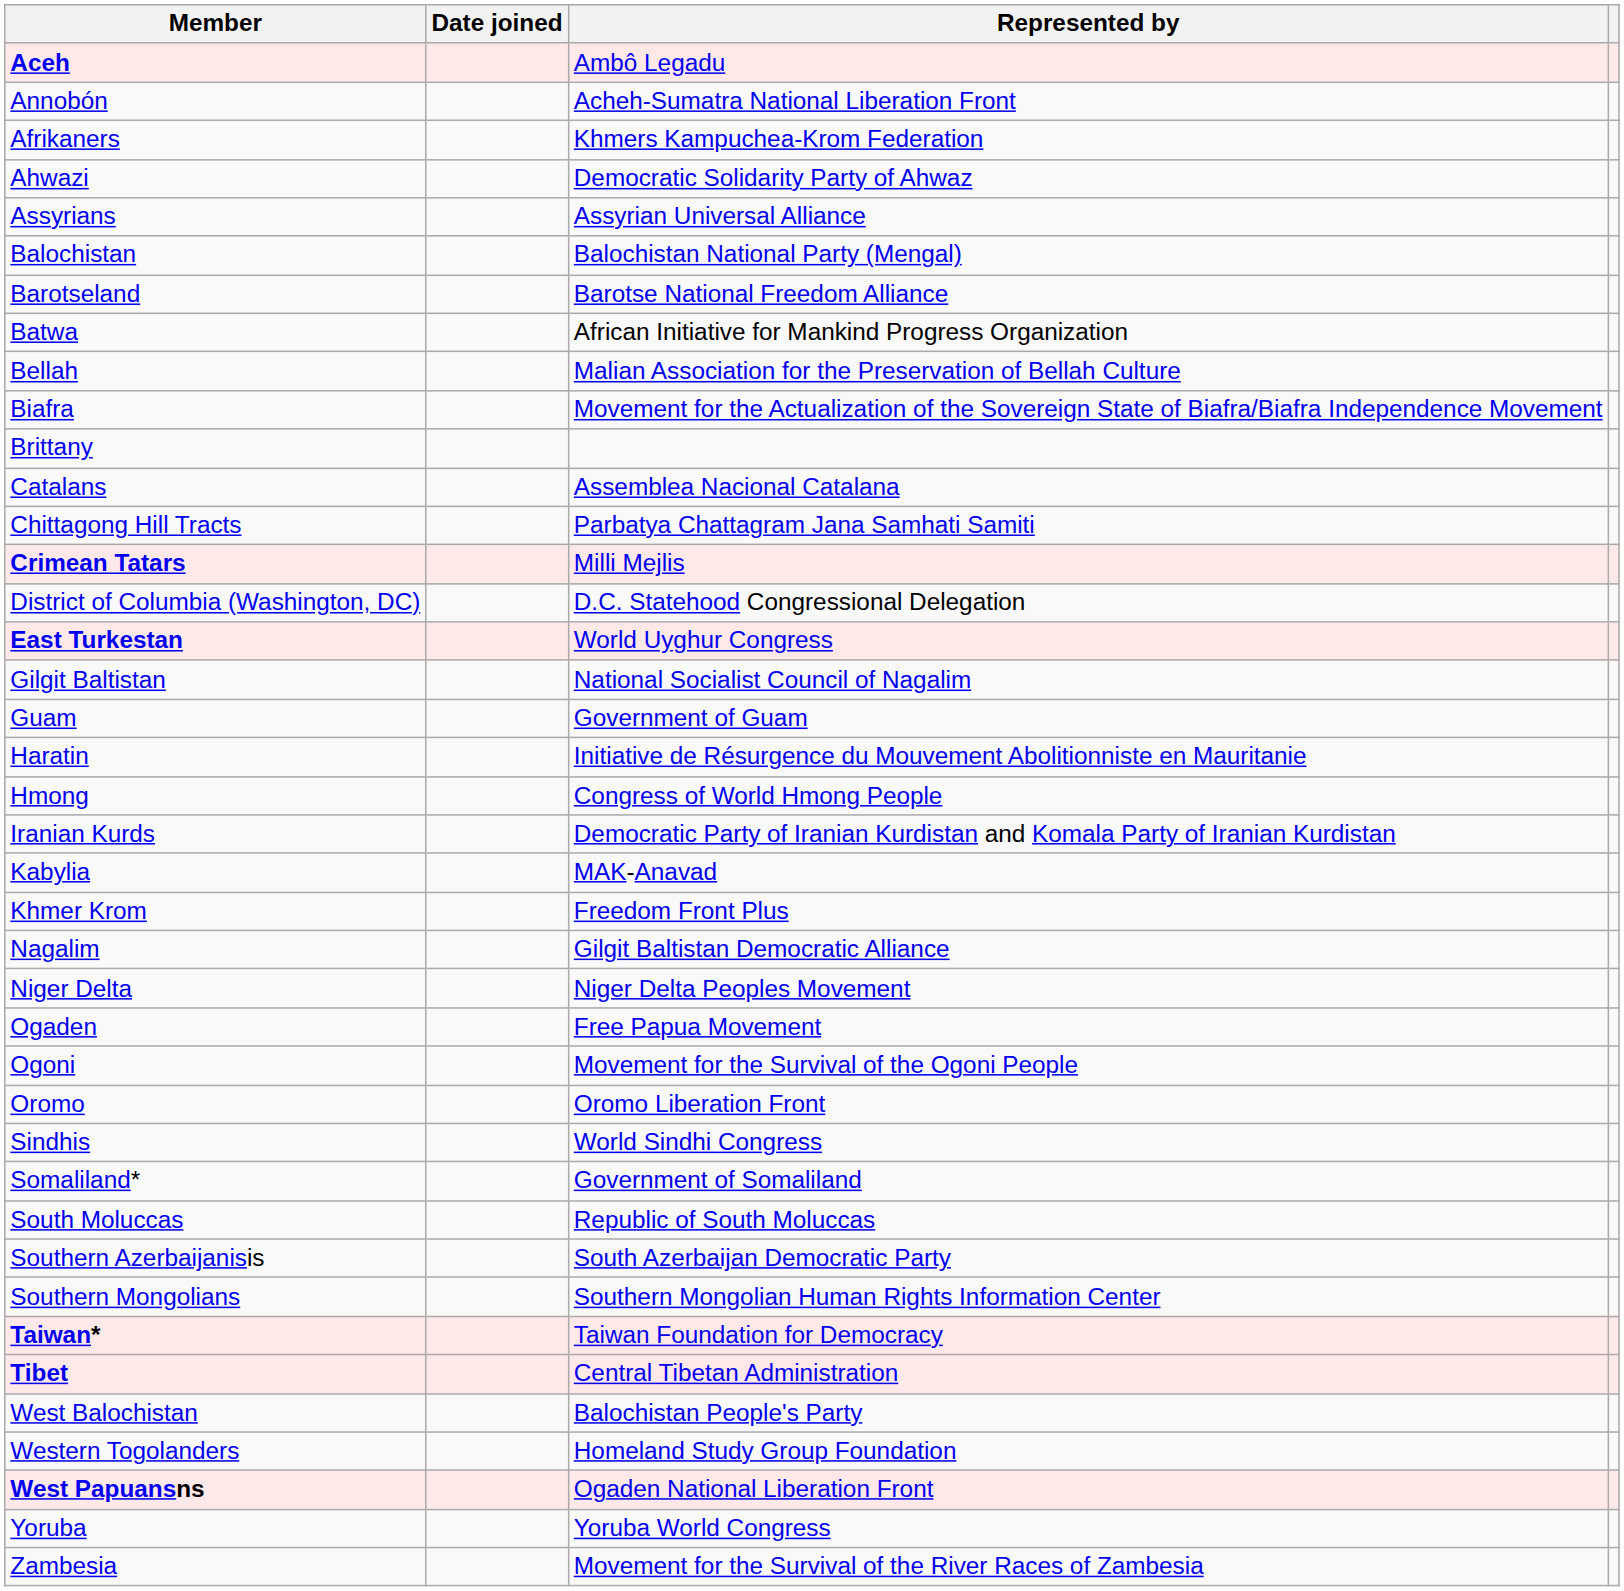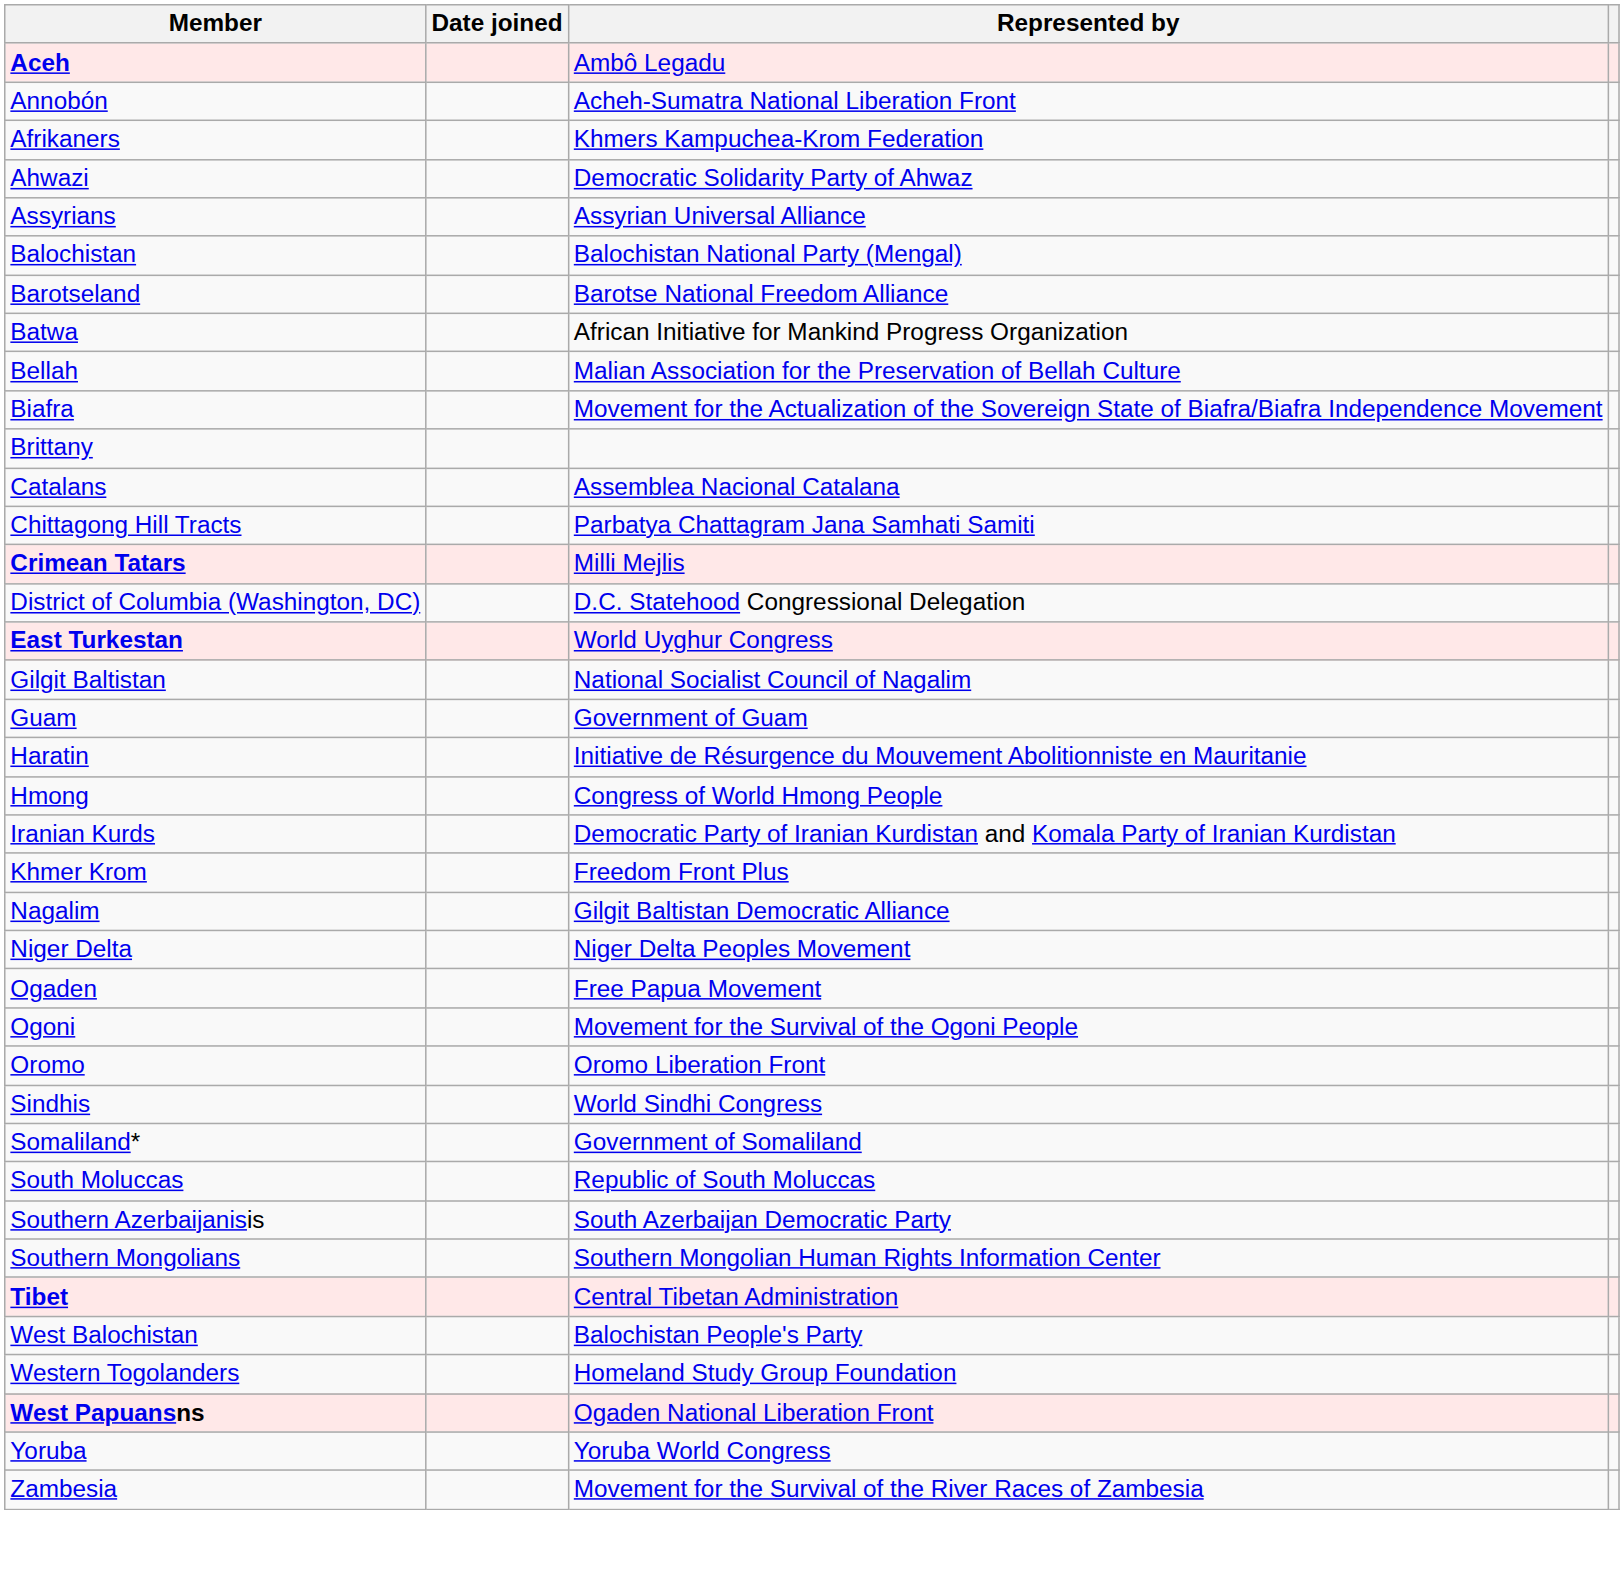- row: (50, 872)
- row: (55, 1335)
